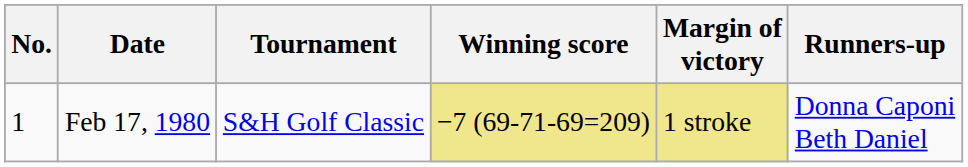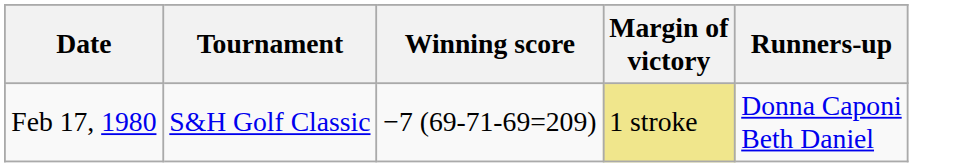- column: (32, 43)
(543, 122) khaki background -> (490, 122) no background
